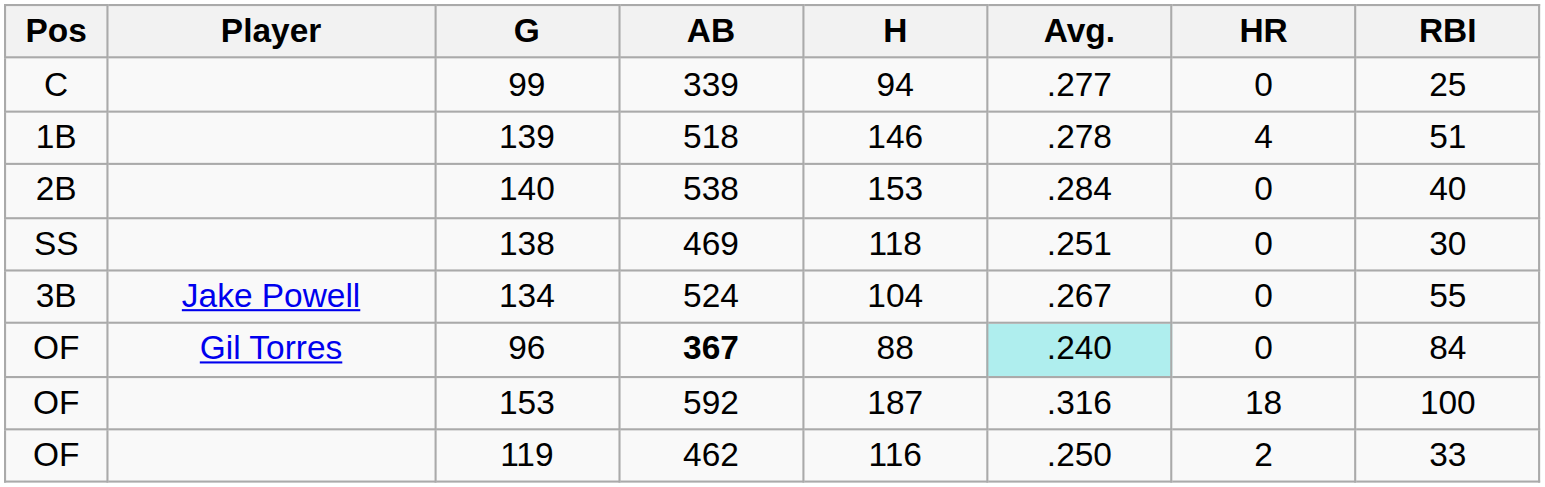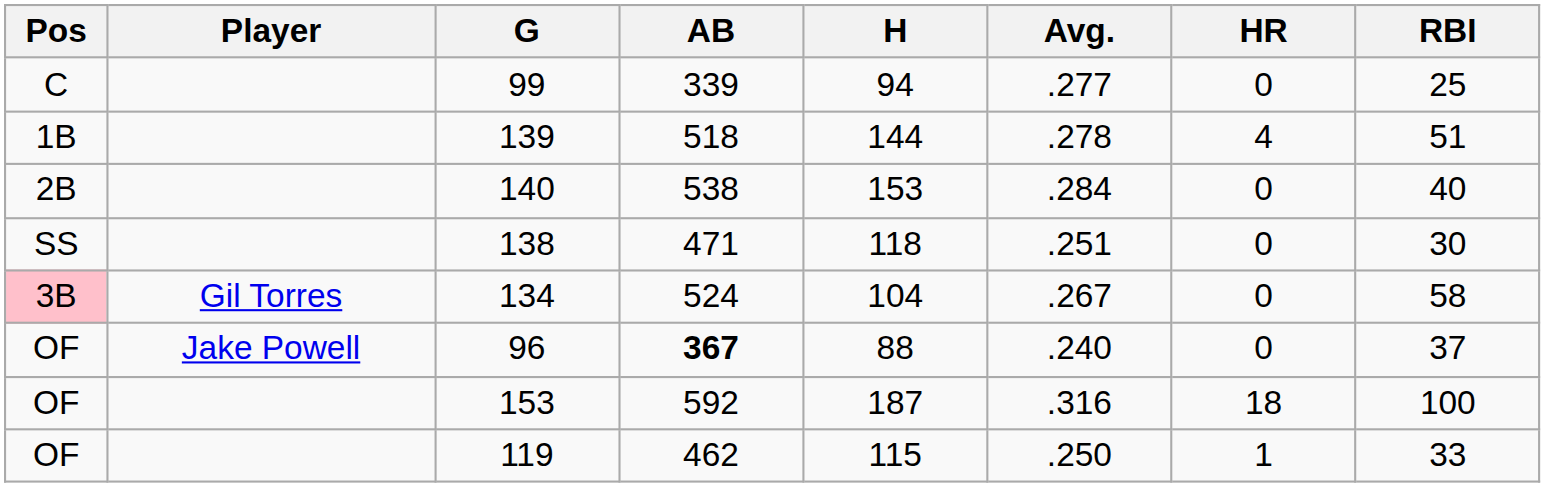(895, 137) 146 -> (895, 137) 144
(711, 243) 469 -> (711, 243) 471
(56, 296) no background -> (56, 296) pink background
(271, 296) Jake Powell -> (271, 296) Gil Torres
(1448, 296) 55 -> (1448, 296) 58
(271, 349) Gil Torres -> (271, 349) Jake Powell
(1079, 349) paleturquoise background -> (1079, 349) no background
(1448, 349) 84 -> (1448, 349) 37
(895, 455) 116 -> (895, 455) 115
(1264, 455) 2 -> (1264, 455) 1
